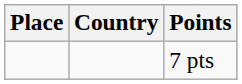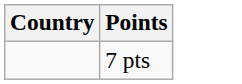- column: (37, 23)
